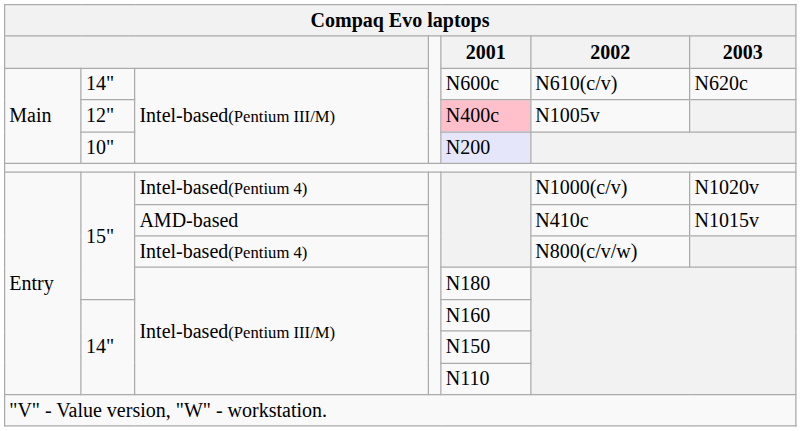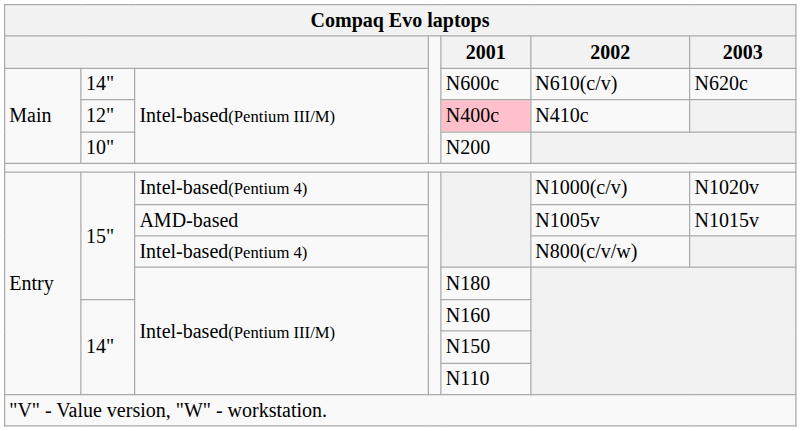(567, 115) N1005v -> (562, 115) N410c
(468, 147) lavender background -> (468, 147) no background
(562, 219) N410c -> (567, 219) N1005v
